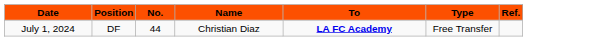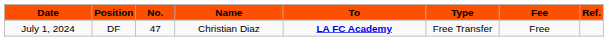+ column: (540, 13)
(155, 28) 44 -> (155, 28) 47
